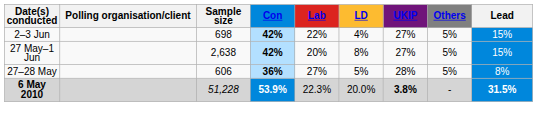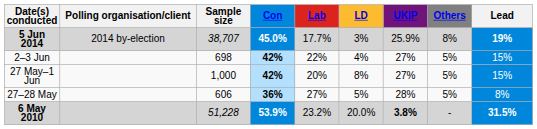+ row: (32, 39)
(223, 53) 2,638 -> (223, 76) 1,000
(317, 90) 22.3% -> (317, 113) 23.2%
